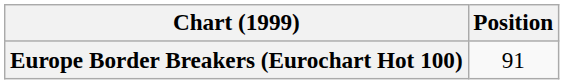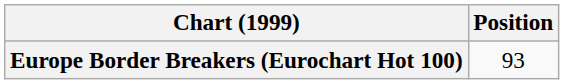(513, 59) 91 -> (513, 59) 93
